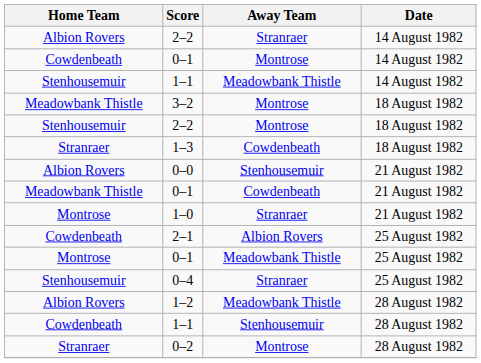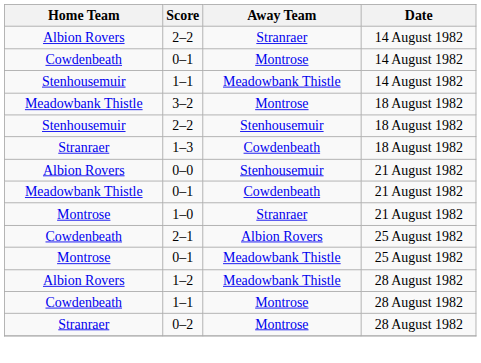(282, 125) Montrose -> (282, 125) Stenhousemuir
- row: (84, 280)
(282, 324) Stenhousemuir -> (282, 302) Montrose
